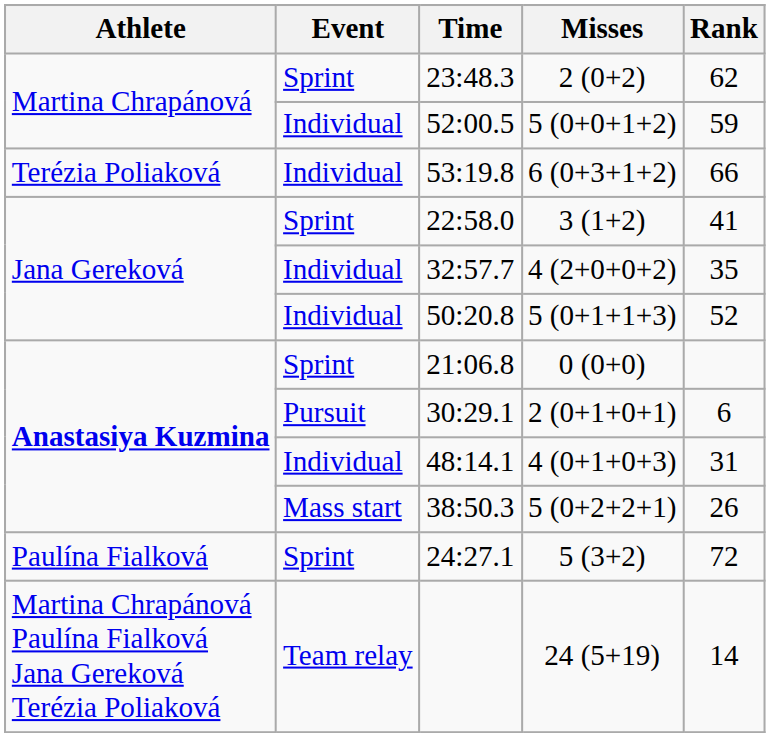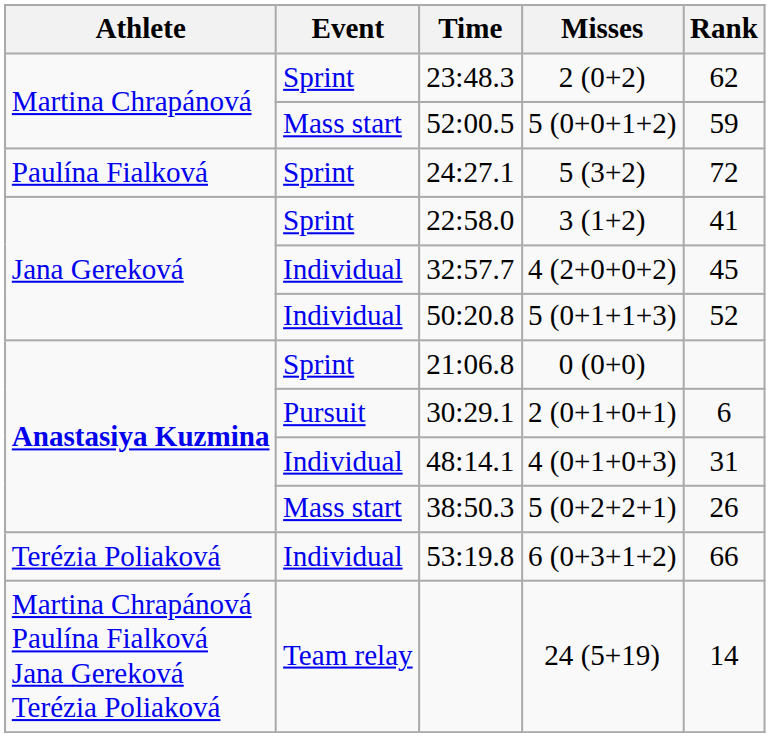(343, 124) Individual -> (342, 124) Mass start
rows swapped: (470, 556) <-> (470, 172)
(724, 268) 35 -> (724, 268) 45
